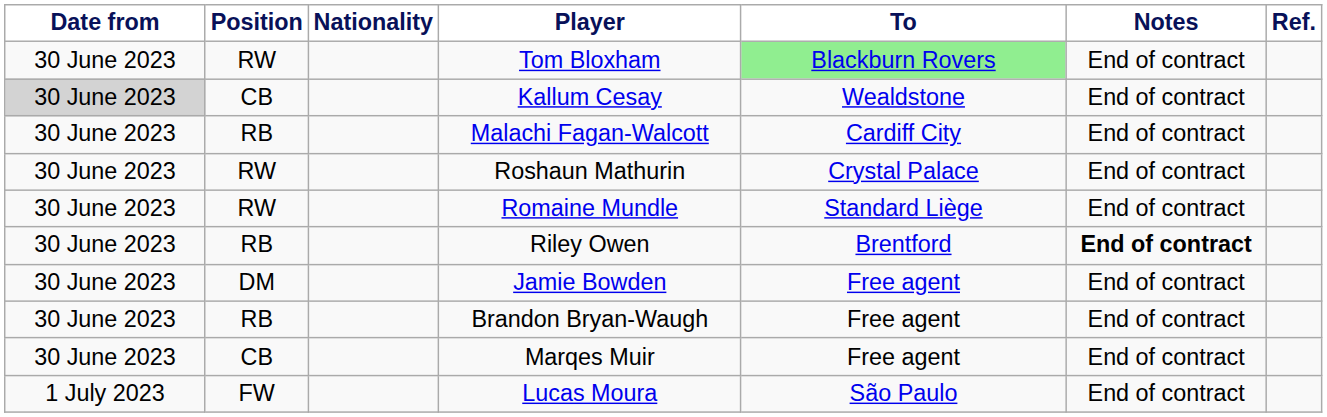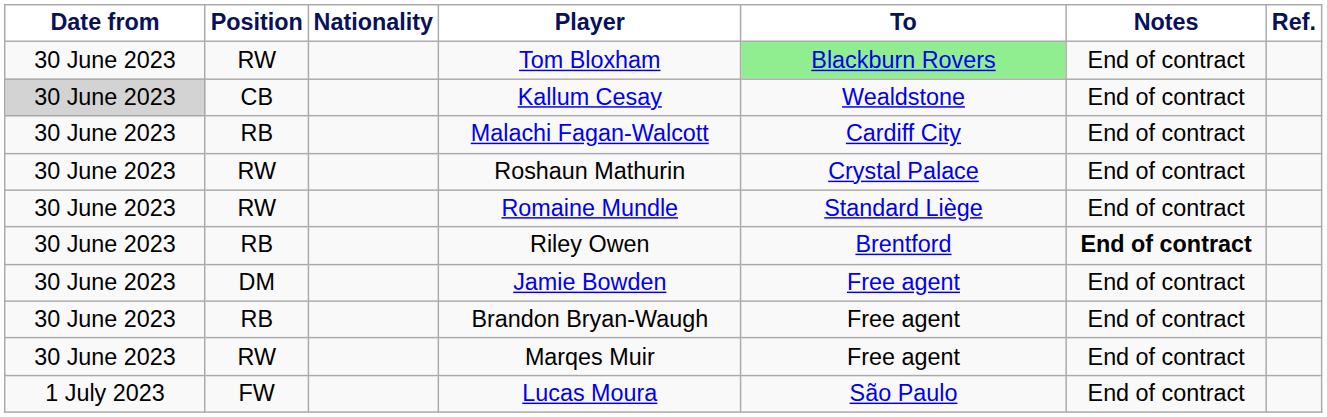(257, 356) CB -> (257, 356) RW
